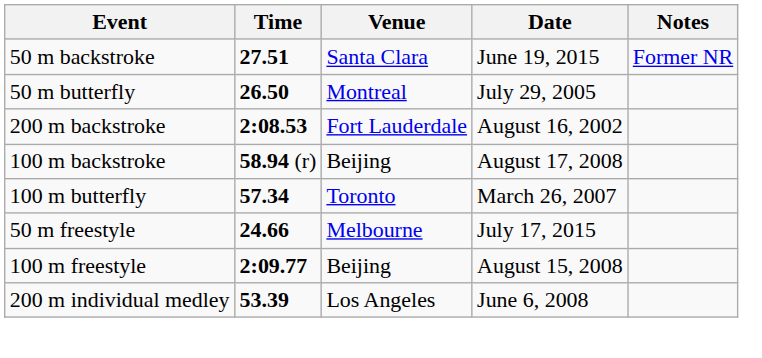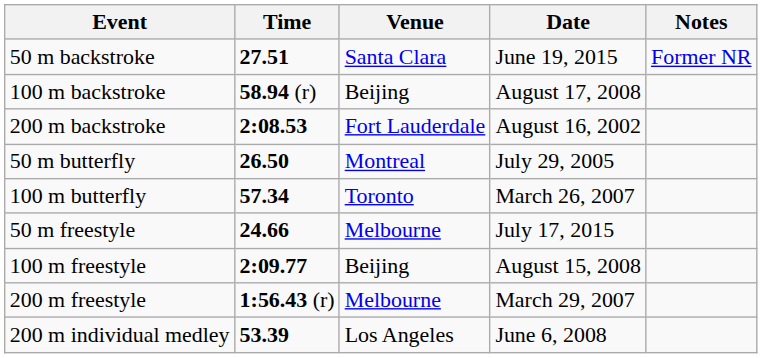rows swapped: (88, 160) <-> (72, 91)
+ row: (78, 299)
